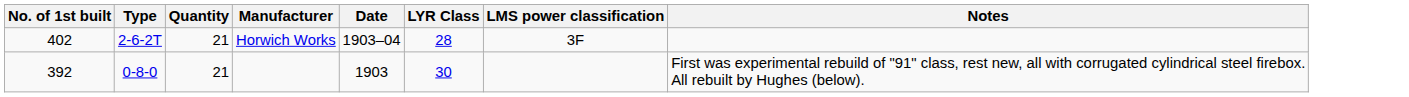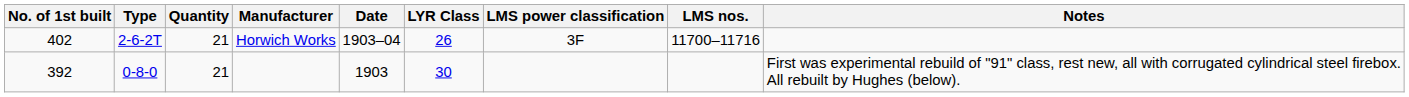+ column: (716, 16)
(444, 39) 28 -> (444, 39) 26
